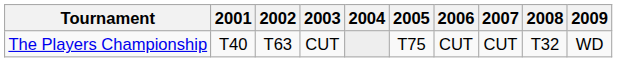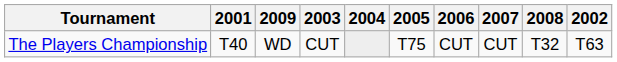columns swapped: (278, 18) <-> (590, 18)
